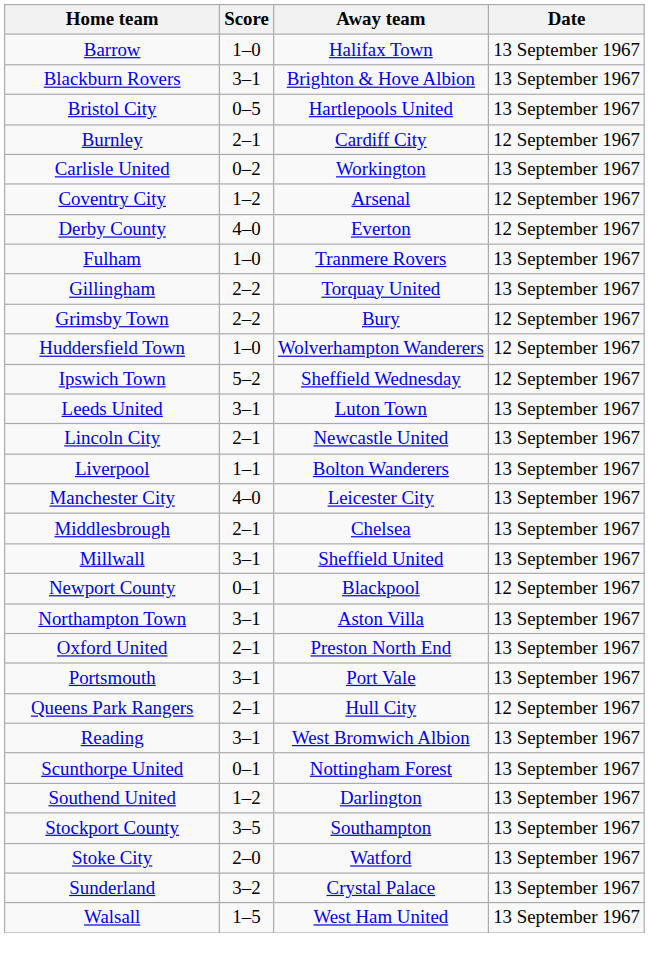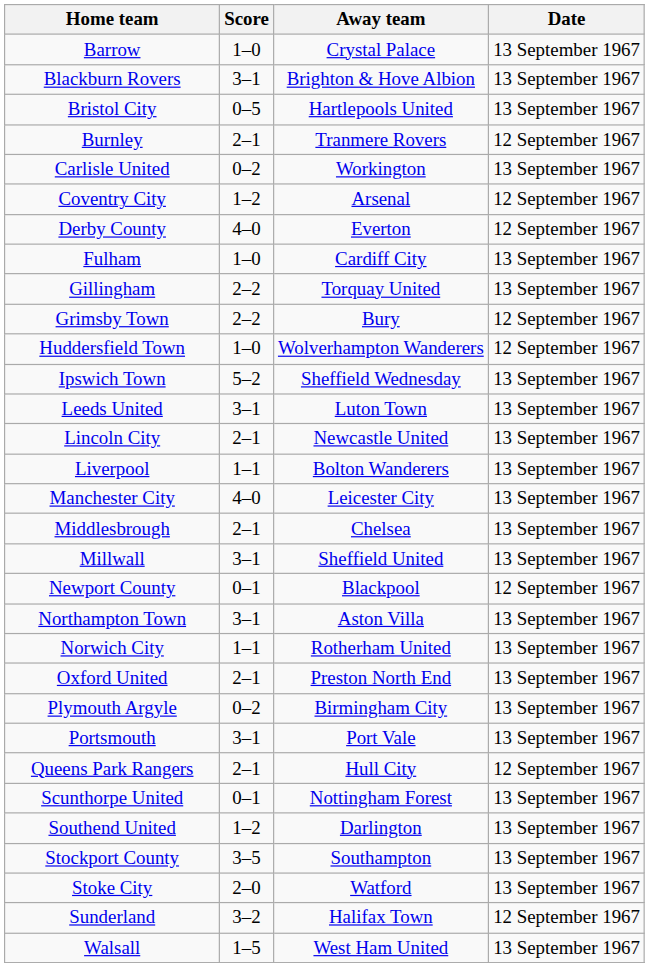(381, 49) Halifax Town -> (381, 49) Crystal Palace
(381, 139) Cardiff City -> (381, 139) Tranmere Rovers
(381, 259) Tranmere Rovers -> (381, 259) Cardiff City
(567, 378) 12 September 1967 -> (567, 378) 13 September 1967
+ row: (112, 648)
+ row: (112, 708)
- row: (112, 738)
(381, 887) Crystal Palace -> (381, 917) Halifax Town
(567, 887) 13 September 1967 -> (567, 917) 12 September 1967
